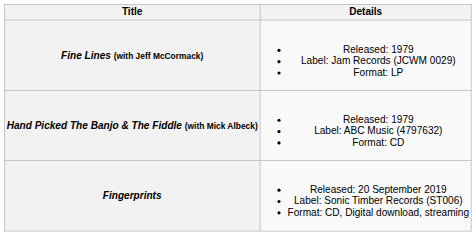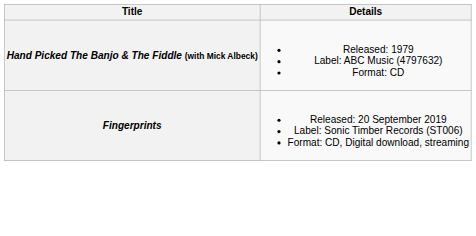- row: (132, 55)
